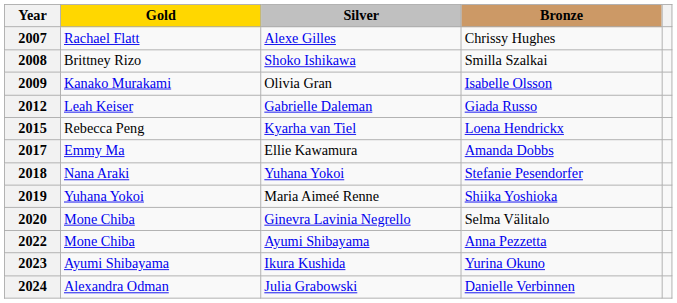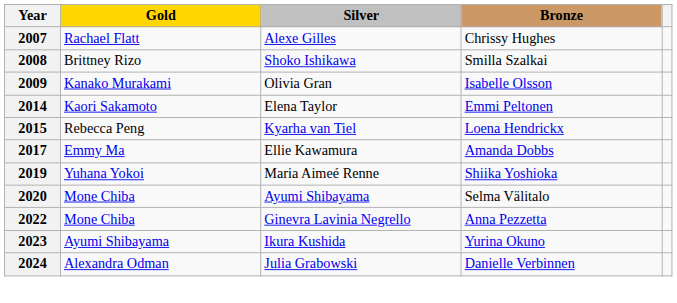- row: (33, 106)
+ row: (33, 106)
- row: (33, 173)
(337, 219) Ginevra Lavinia Negrello -> (317, 196) Ayumi Shibayama
(317, 241) Ayumi Shibayama -> (337, 219) Ginevra Lavinia Negrello
